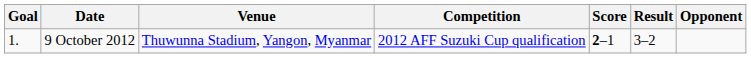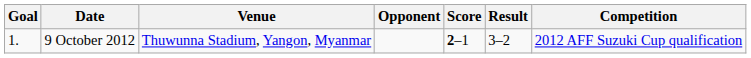columns swapped: (711, 16) <-> (482, 16)
